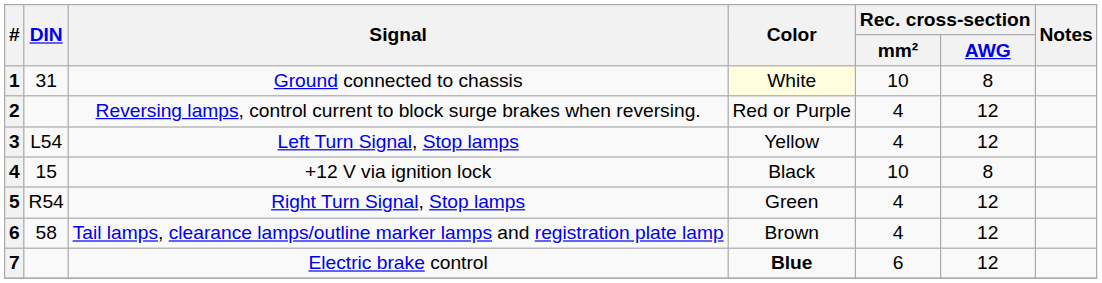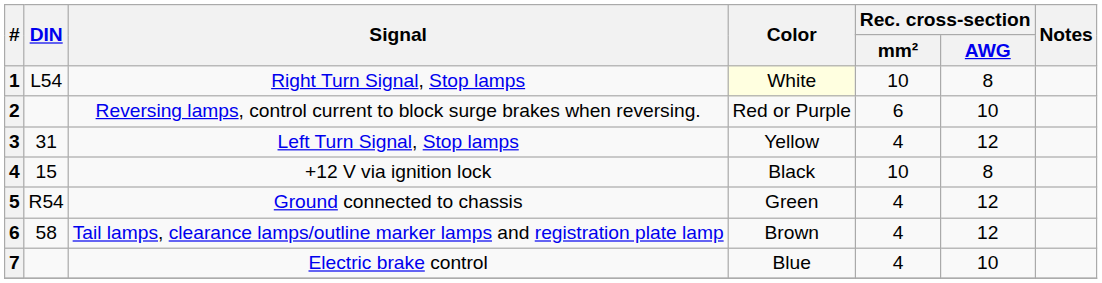(46, 80) 31 -> (46, 80) L54
(398, 80) Ground connected to chassis -> (398, 80) Right Turn Signal, Stop lamps
(898, 111) 4 -> (898, 111) 6
(988, 111) 12 -> (988, 111) 10
(46, 141) L54 -> (46, 141) 31
(398, 202) Right Turn Signal, Stop lamps -> (398, 202) Ground connected to chassis
(792, 263) bold -> (792, 263) normal
(898, 263) 6 -> (898, 263) 4
(988, 263) 12 -> (988, 263) 10
